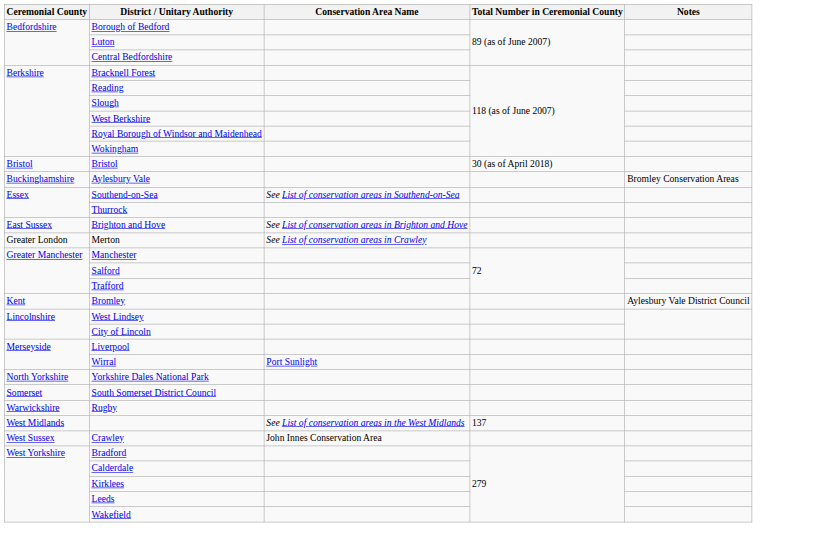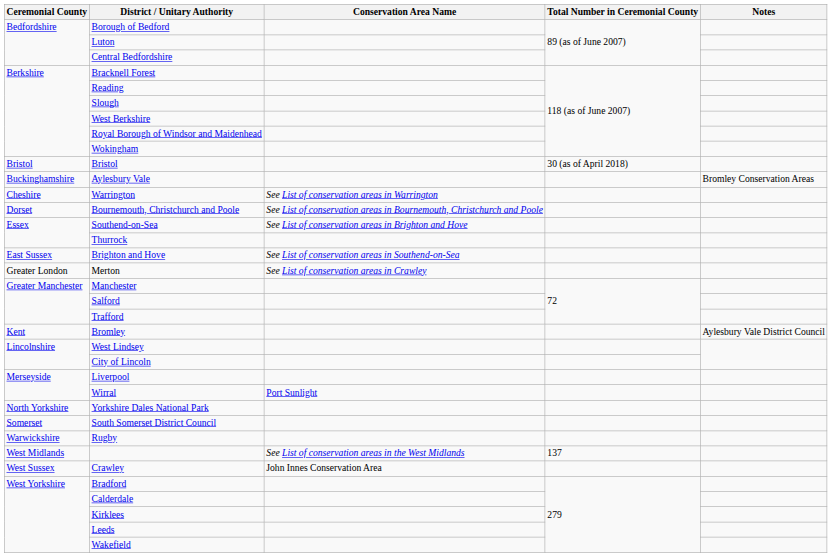+ row: (113, 194)
+ row: (165, 210)
(363, 194) See List of conservation areas in Southend-on-Sea -> (367, 225) See List of conservation areas in Brighton and Hove
(367, 225) See List of conservation areas in Brighton and Hove -> (363, 255) See List of conservation areas in Southend-on-Sea
